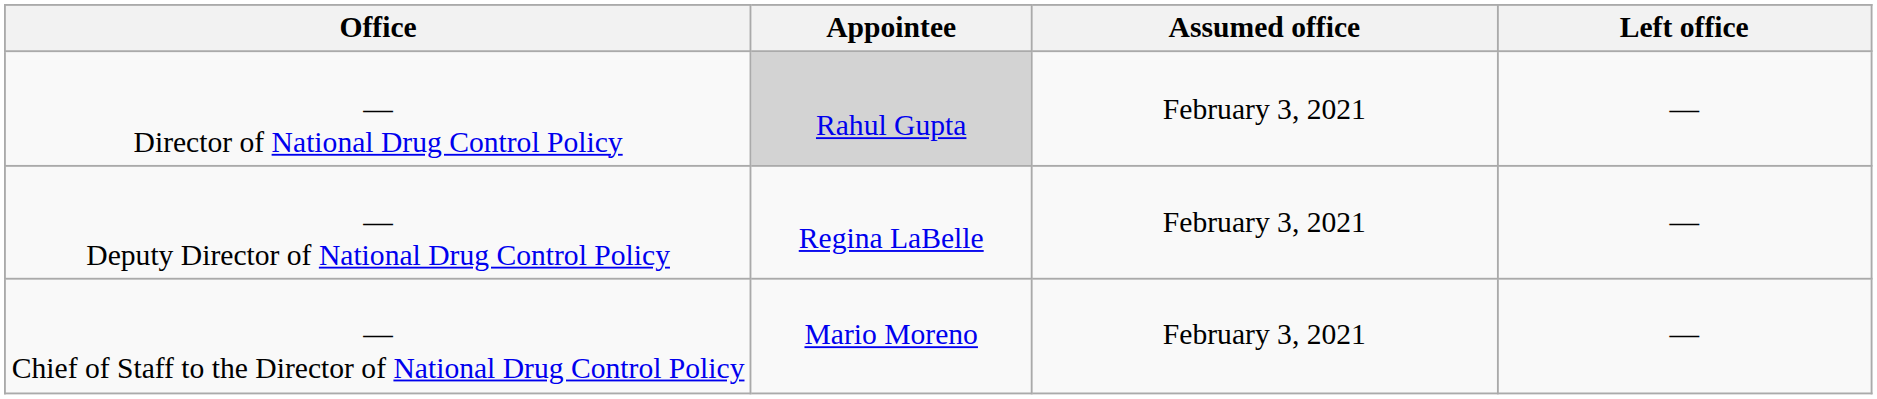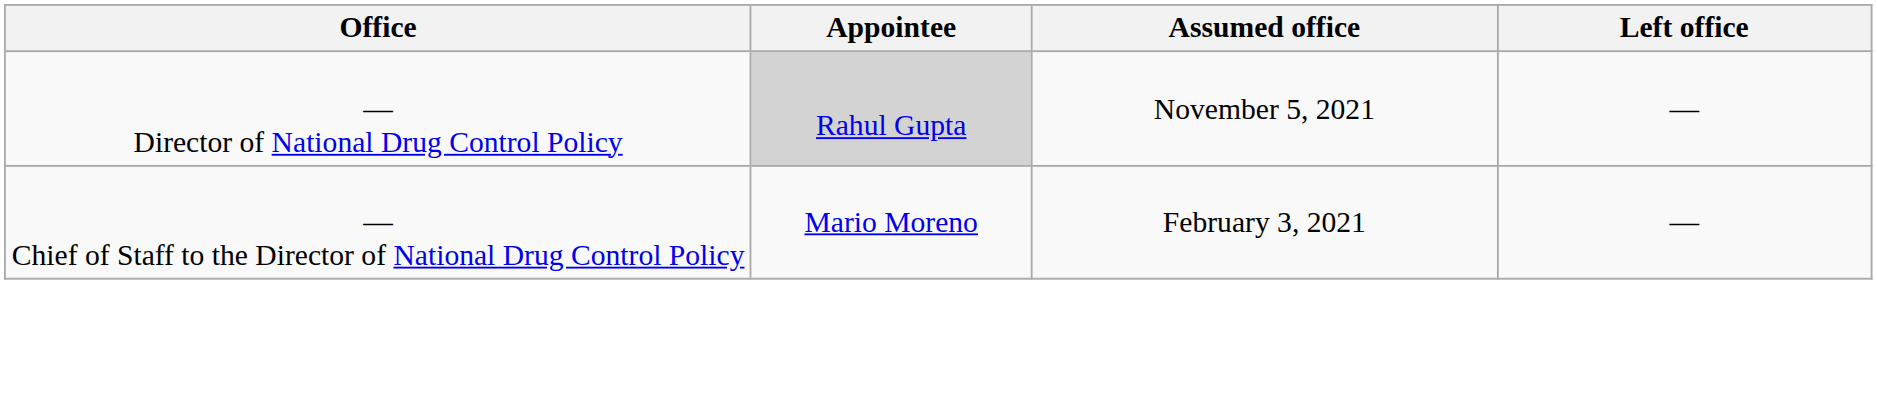(1264, 108) February 3, 2021 -> (1264, 108) November 5, 2021
- row: (378, 238)
